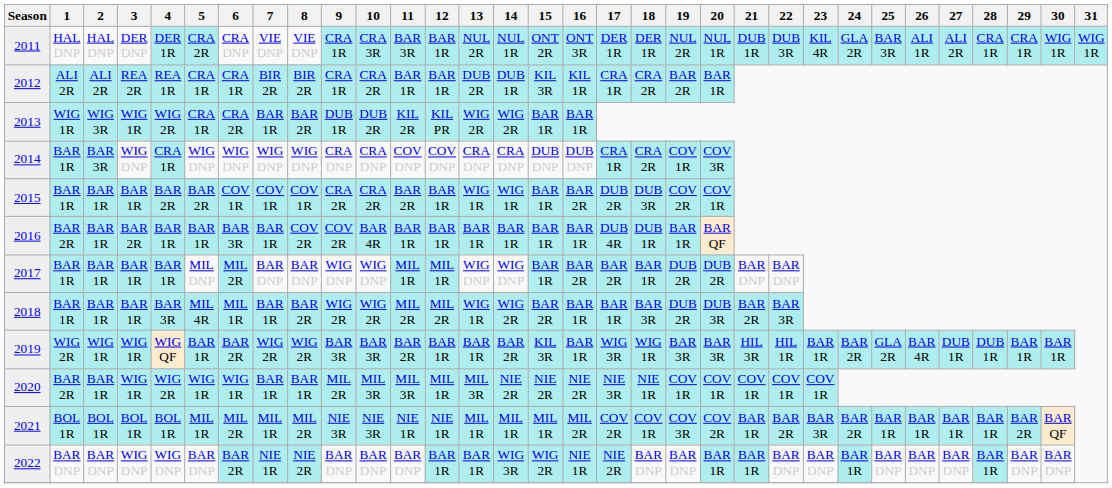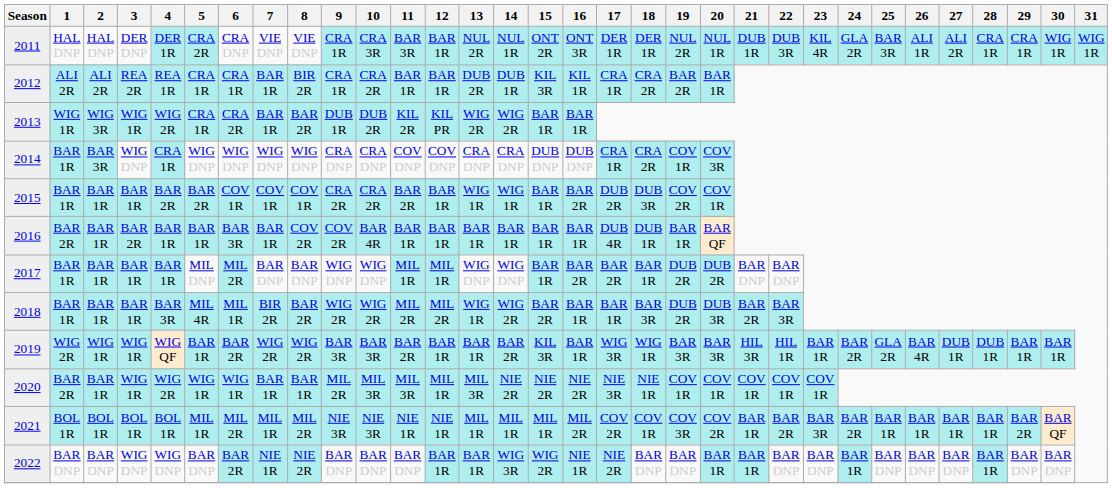(270, 83) BIR 2R -> (270, 83) BAR 1R
(270, 311) BAR 1R -> (270, 311) BIR 2R
